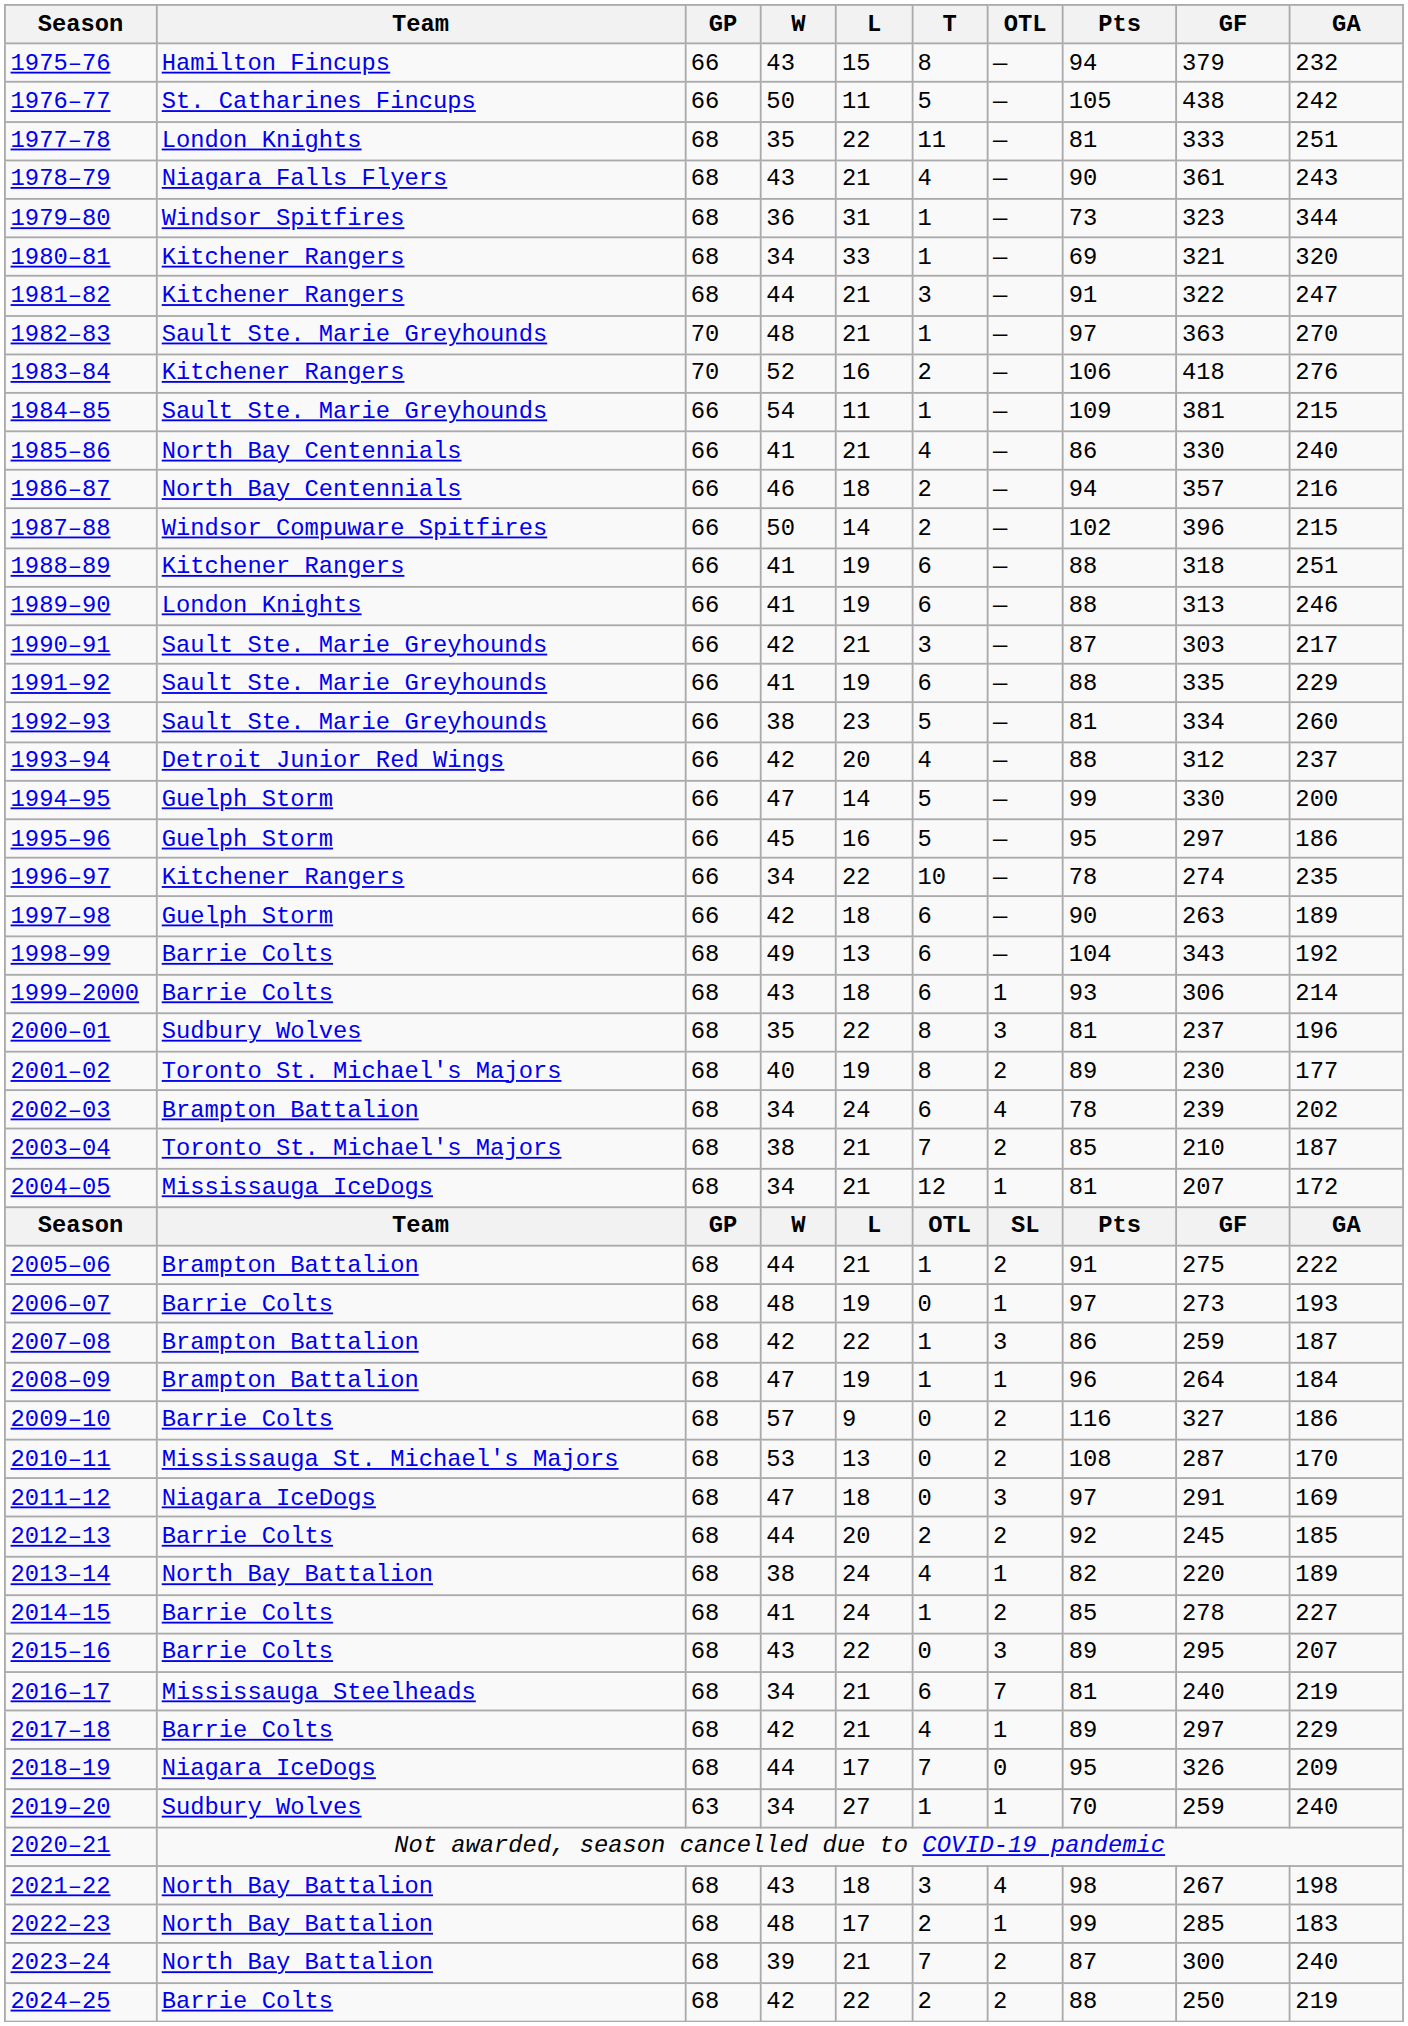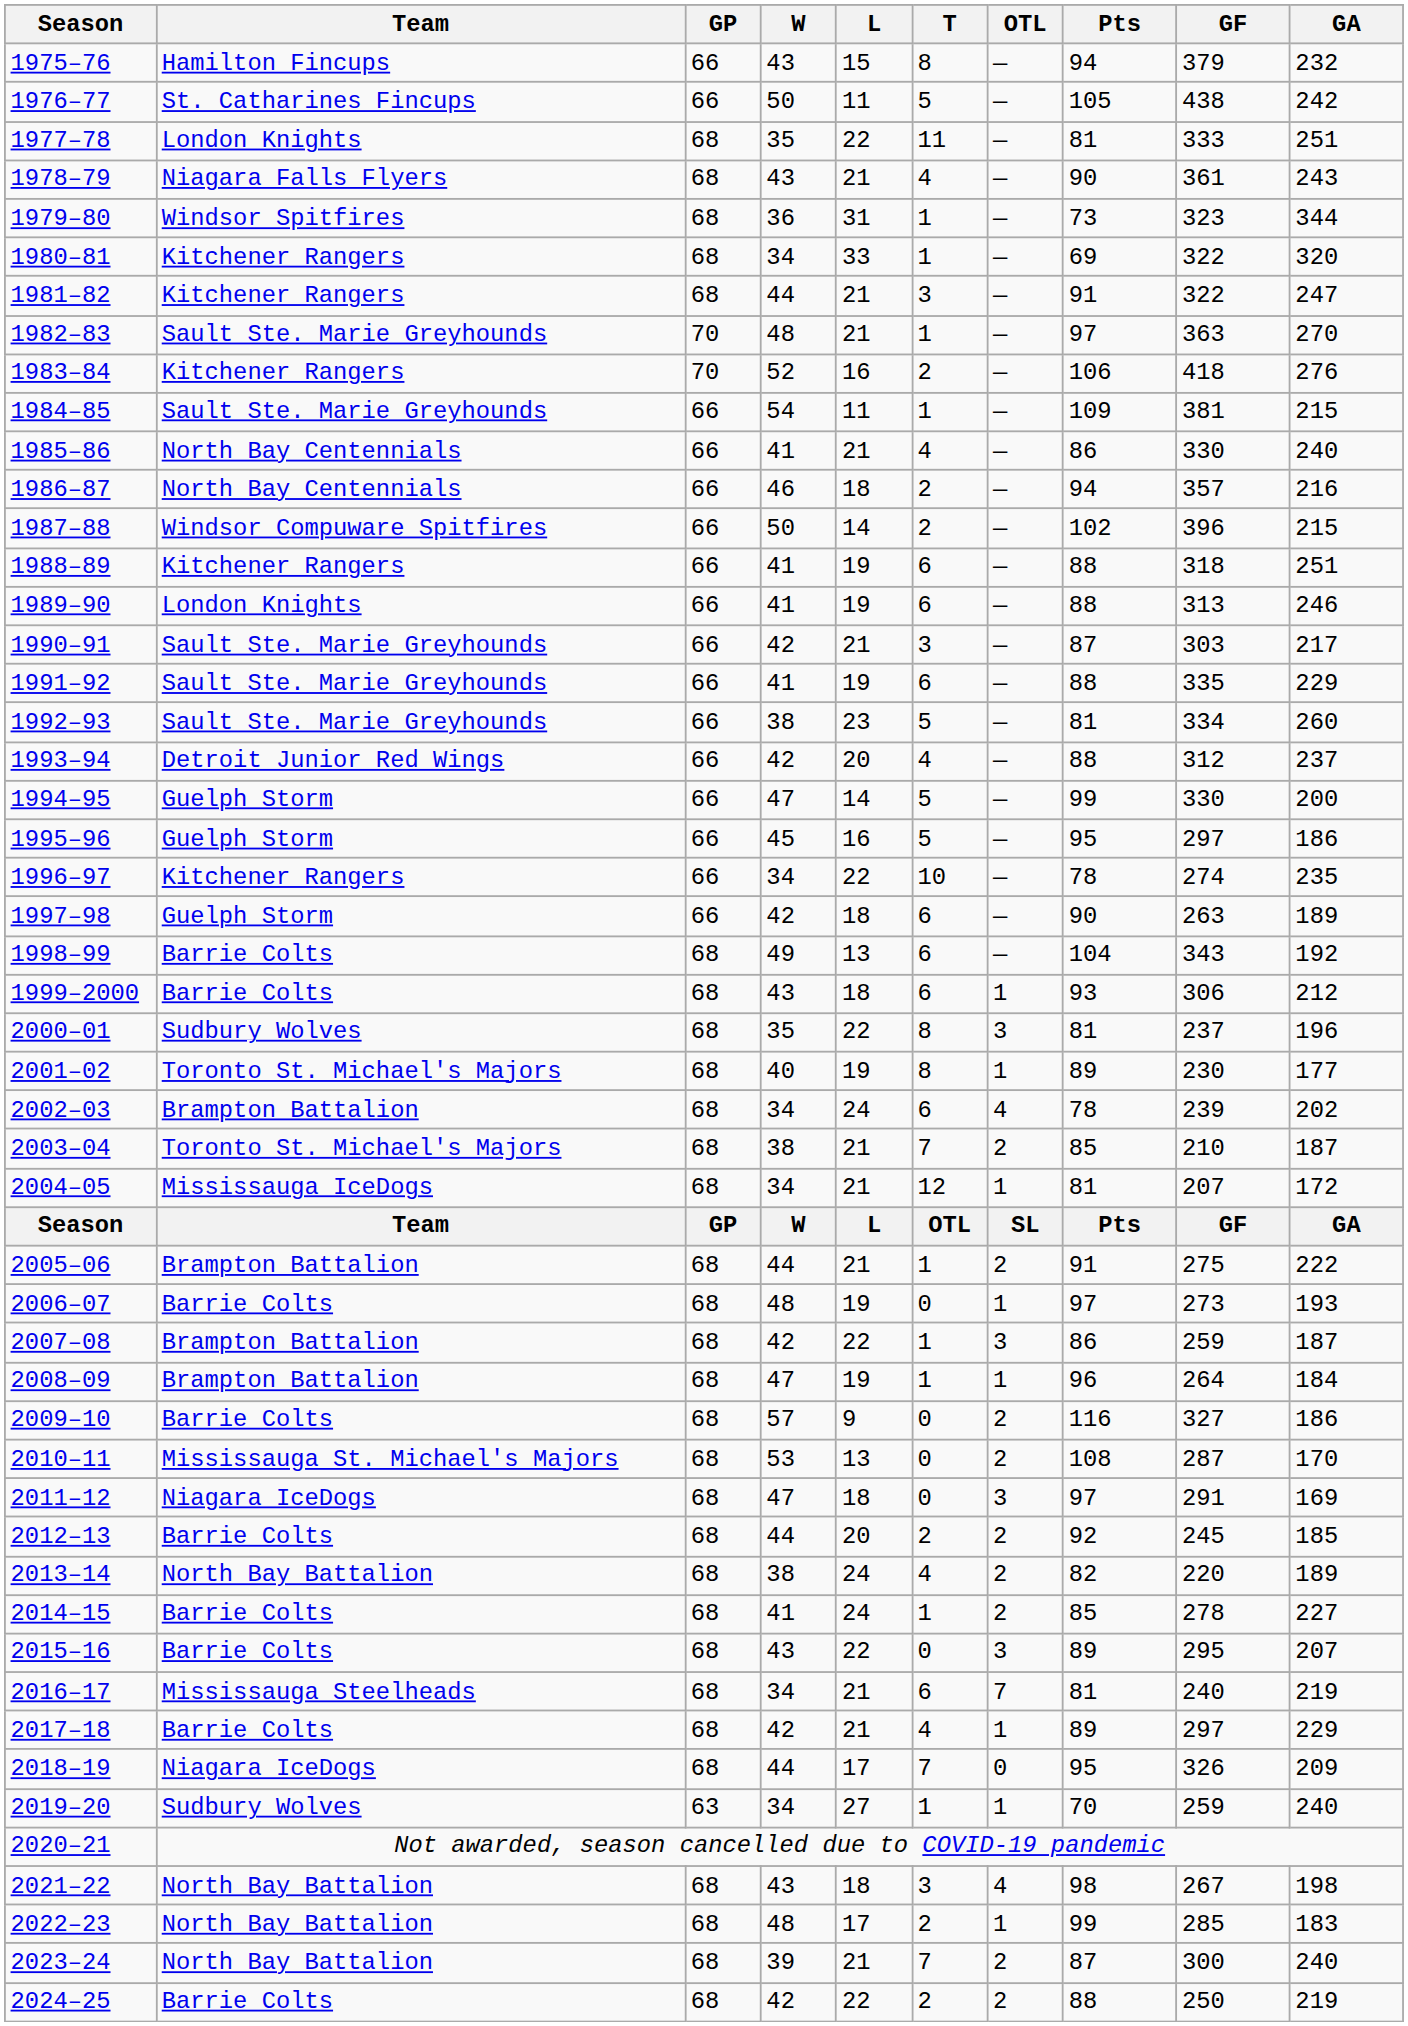(1203, 257) 321 -> (1203, 257) 322
(1317, 994) 214 -> (1317, 994) 212
(1000, 1071) 2 -> (1000, 1071) 1
(1000, 1575) 1 -> (1000, 1575) 2
